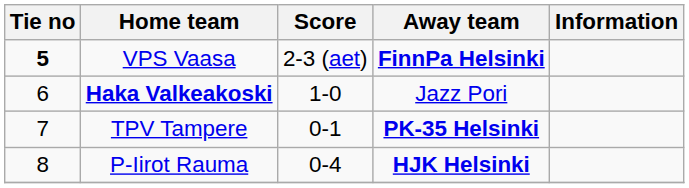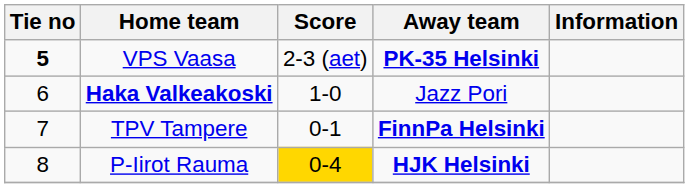(461, 57) FinnPa Helsinki -> (461, 57) PK-35 Helsinki
(461, 128) PK-35 Helsinki -> (461, 128) FinnPa Helsinki
(325, 164) no background -> (325, 164) gold background
